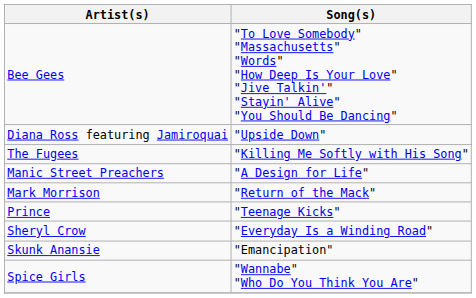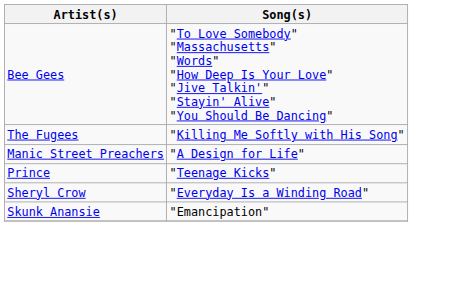- row: (118, 135)
- row: (54, 192)
- row: (46, 276)
